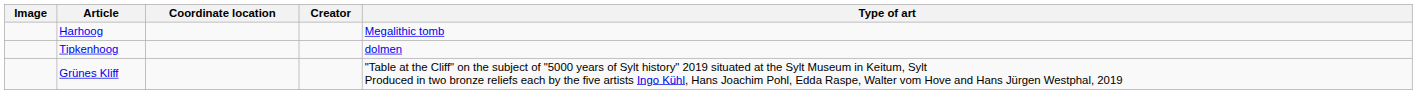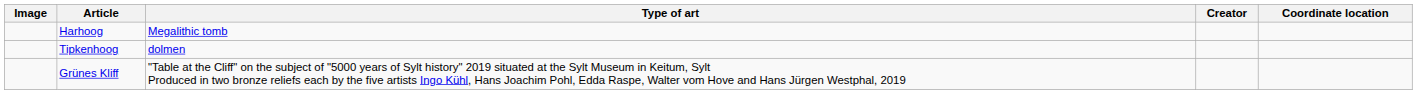columns swapped: (222, 13) <-> (887, 13)
